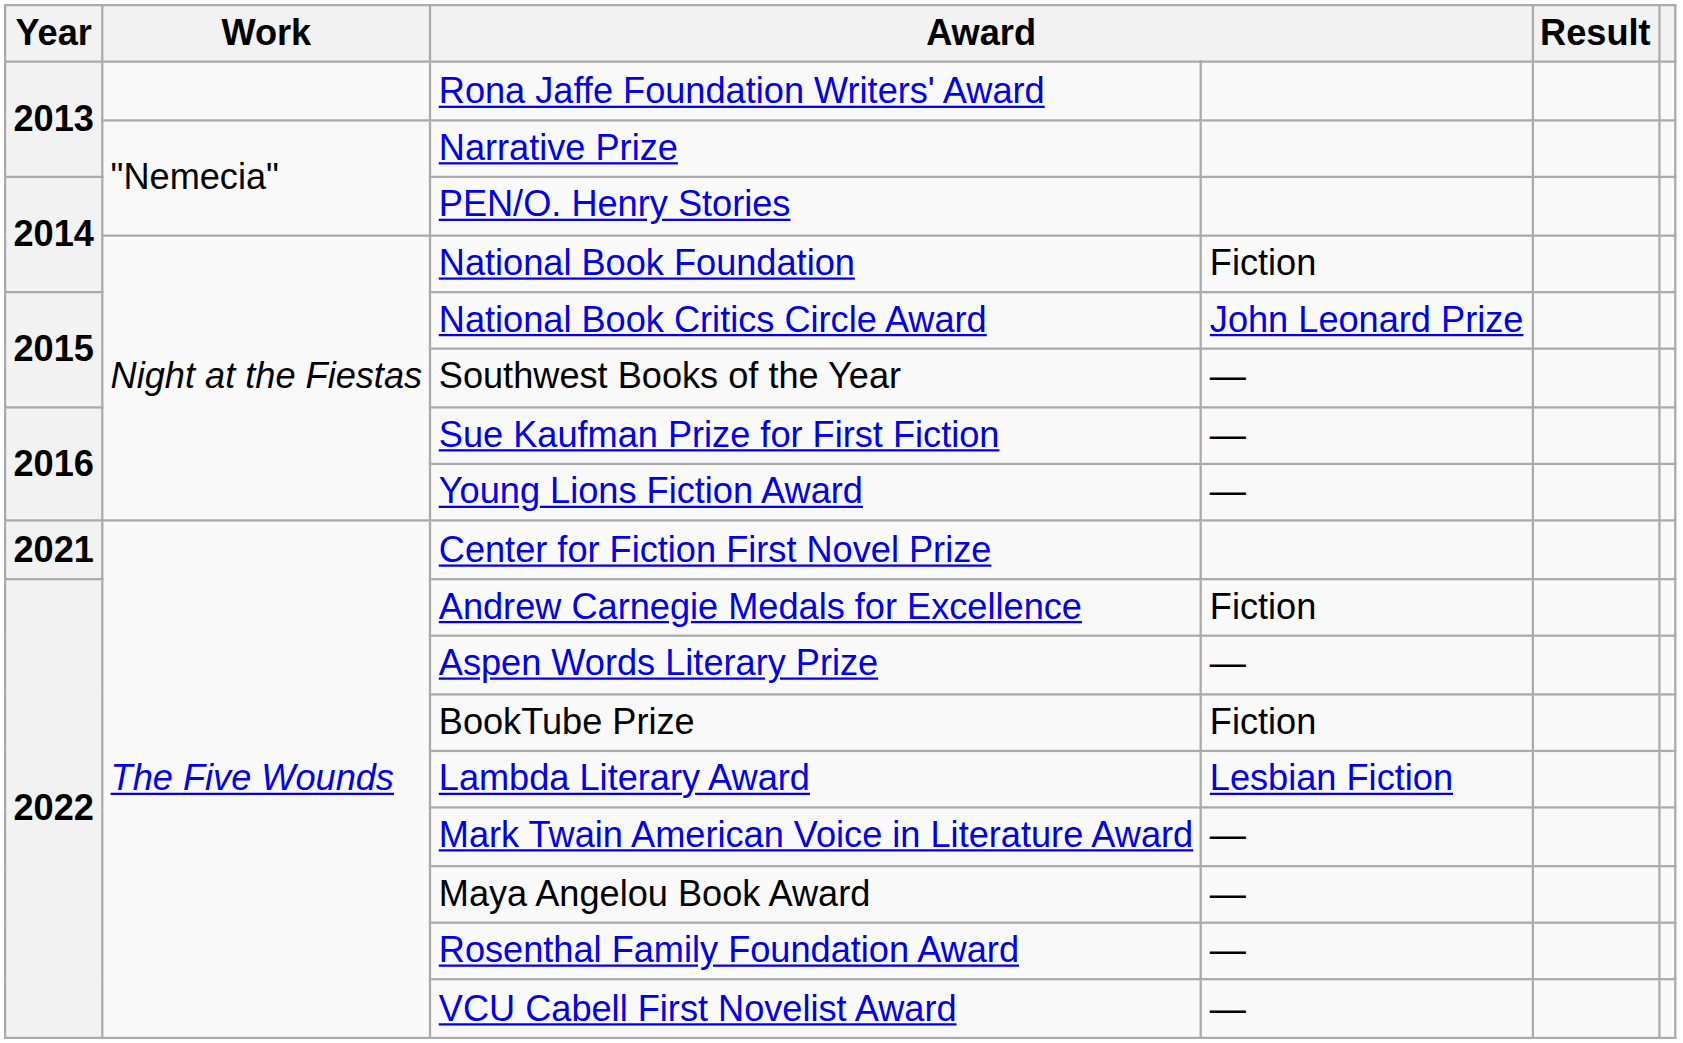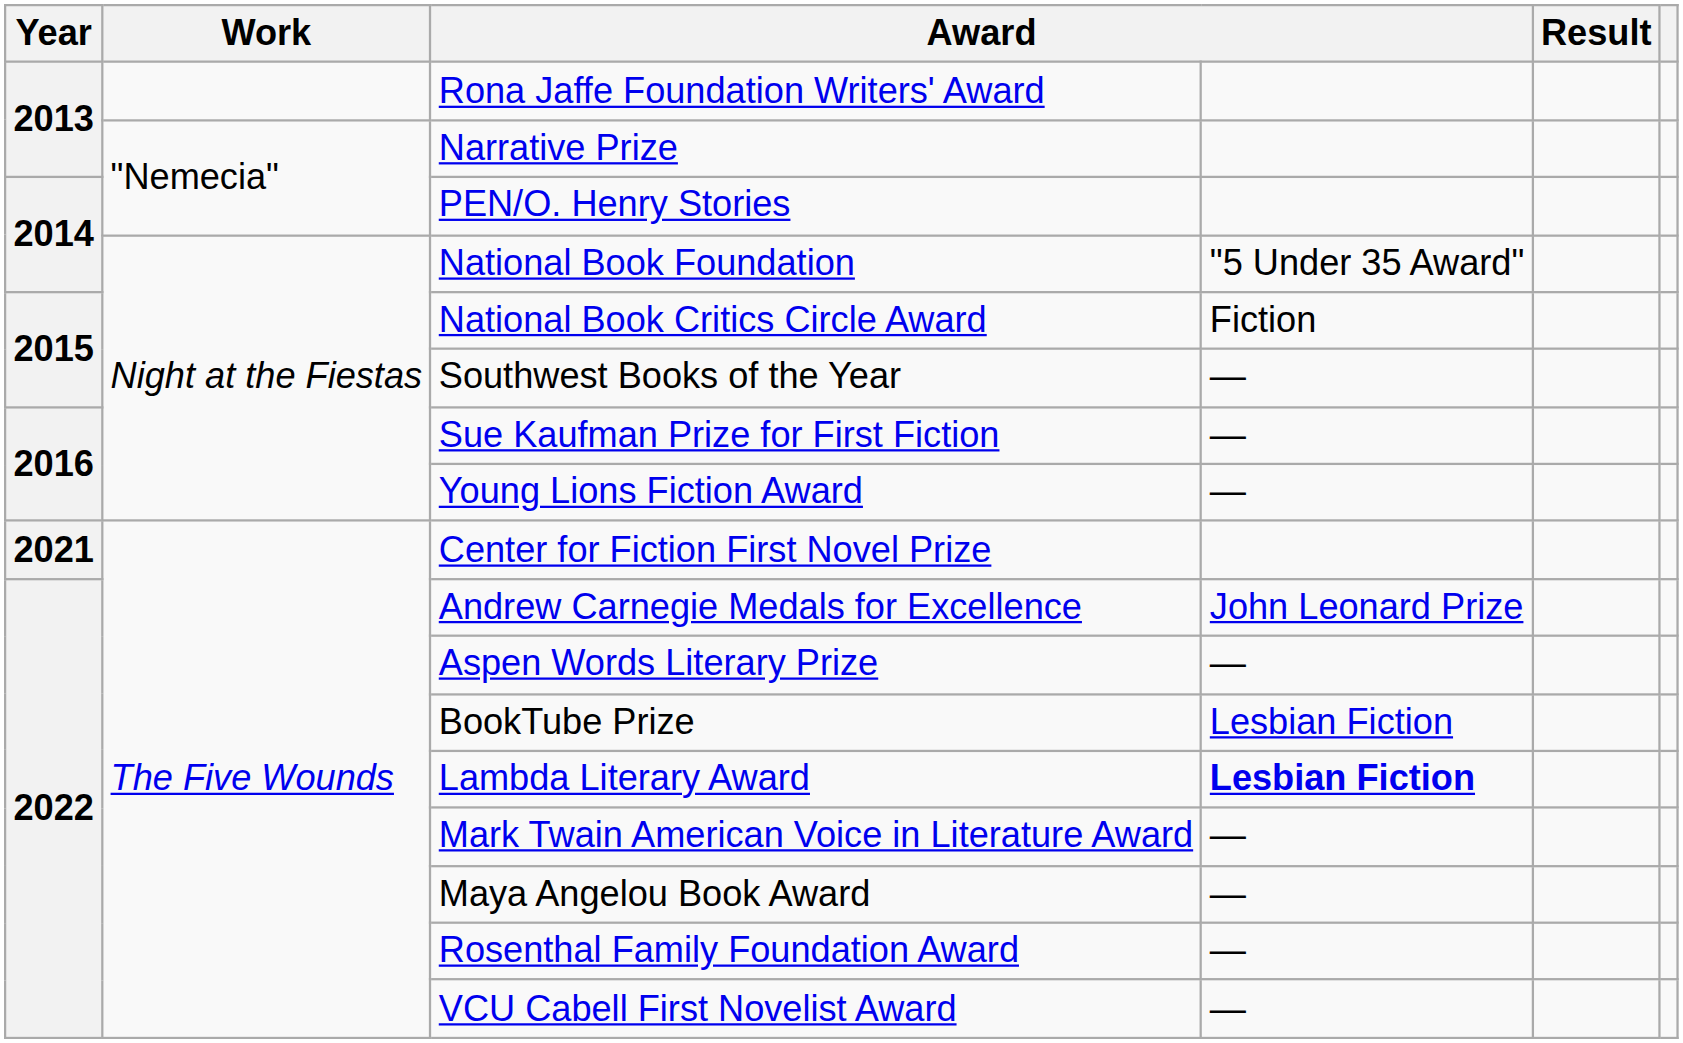(1263, 262) Fiction -> (1367, 262) "5 Under 35 Award"
(1367, 319) John Leonard Prize -> (1263, 319) Fiction
(1263, 606) Fiction -> (1367, 606) John Leonard Prize
(1263, 721) Fiction -> (1331, 721) Lesbian Fiction
(1331, 778) normal -> (1342, 778) bold
